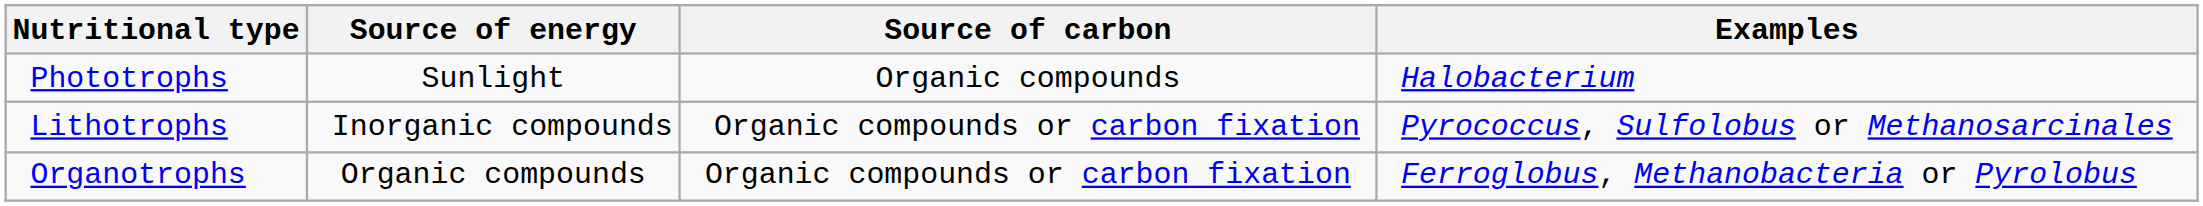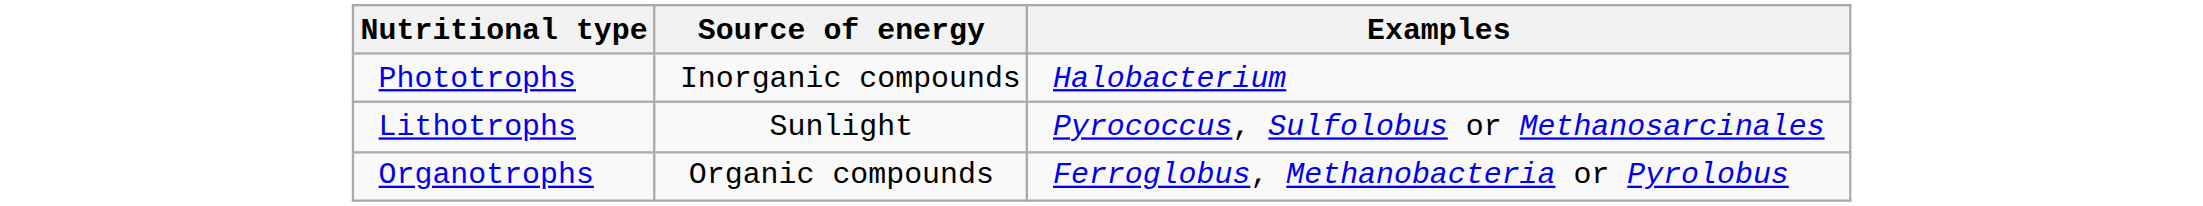- column: (1028, 30)
(493, 78) Sunlight -> (841, 78) Inorganic compounds
(493, 127) Inorganic compounds -> (841, 127) Sunlight
